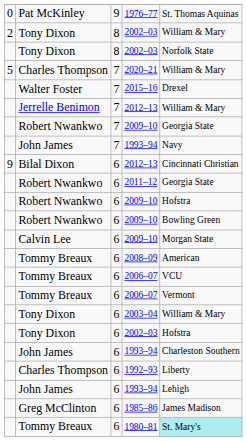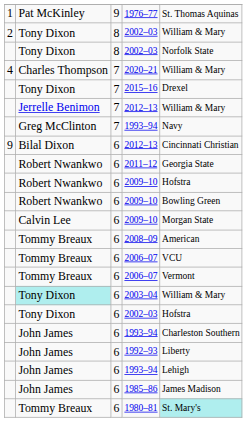(10, 13) 0 -> (10, 13) 1
(10, 70) 5 -> (10, 70) 4
(50, 88) Walter Foster -> (47, 88) Tony Dixon
- row: (116, 126)
(46, 145) John James -> (57, 126) Greg McClinton
(47, 314) no background -> (47, 295) paleturquoise background
(63, 370) Charles Thompson -> (46, 351) John James
(57, 408) Greg McClinton -> (46, 389) John James
